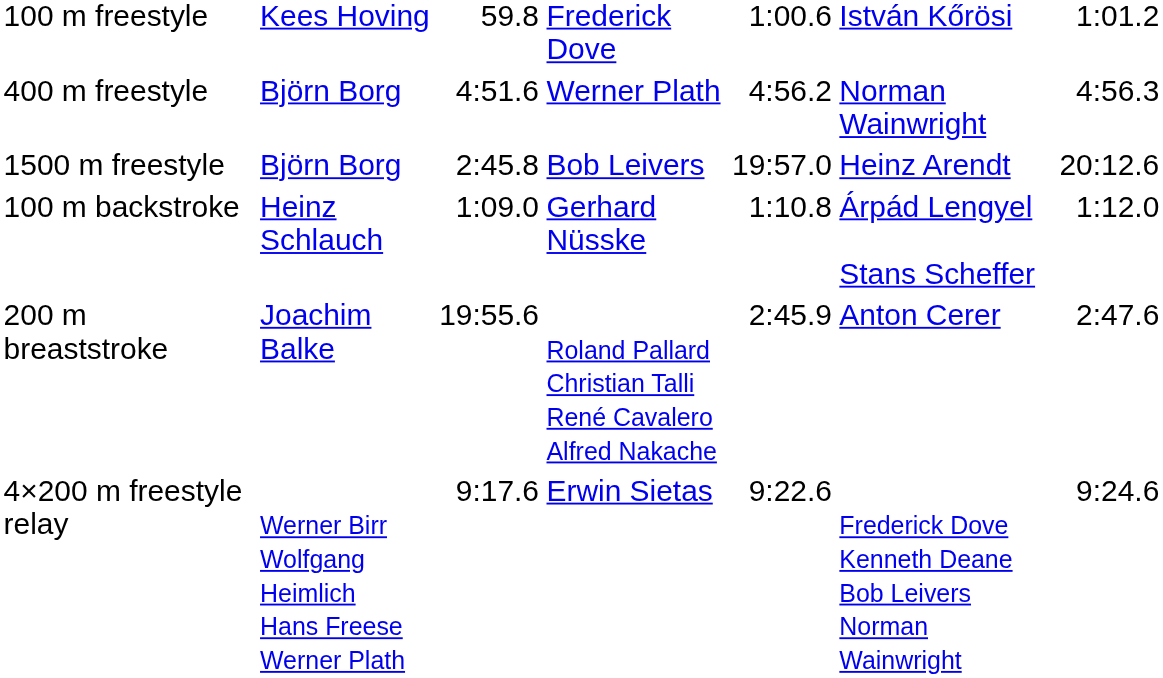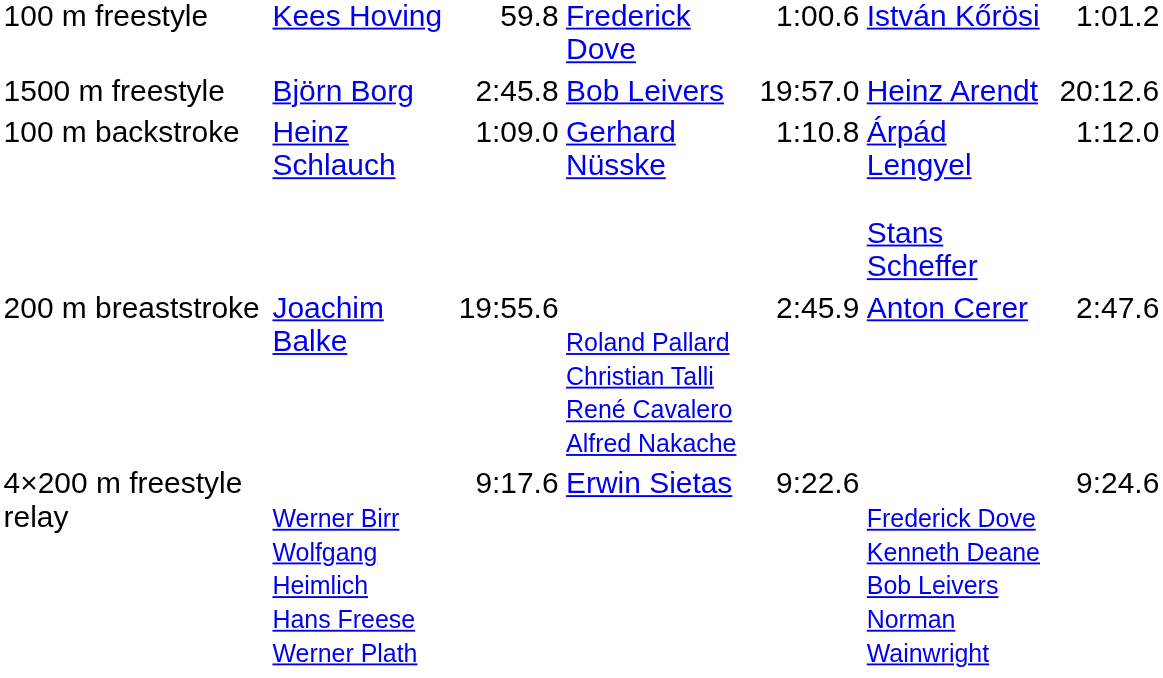- row: (106, 90)
